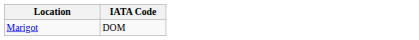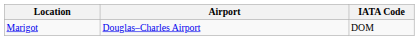+ column: (225, 12)
